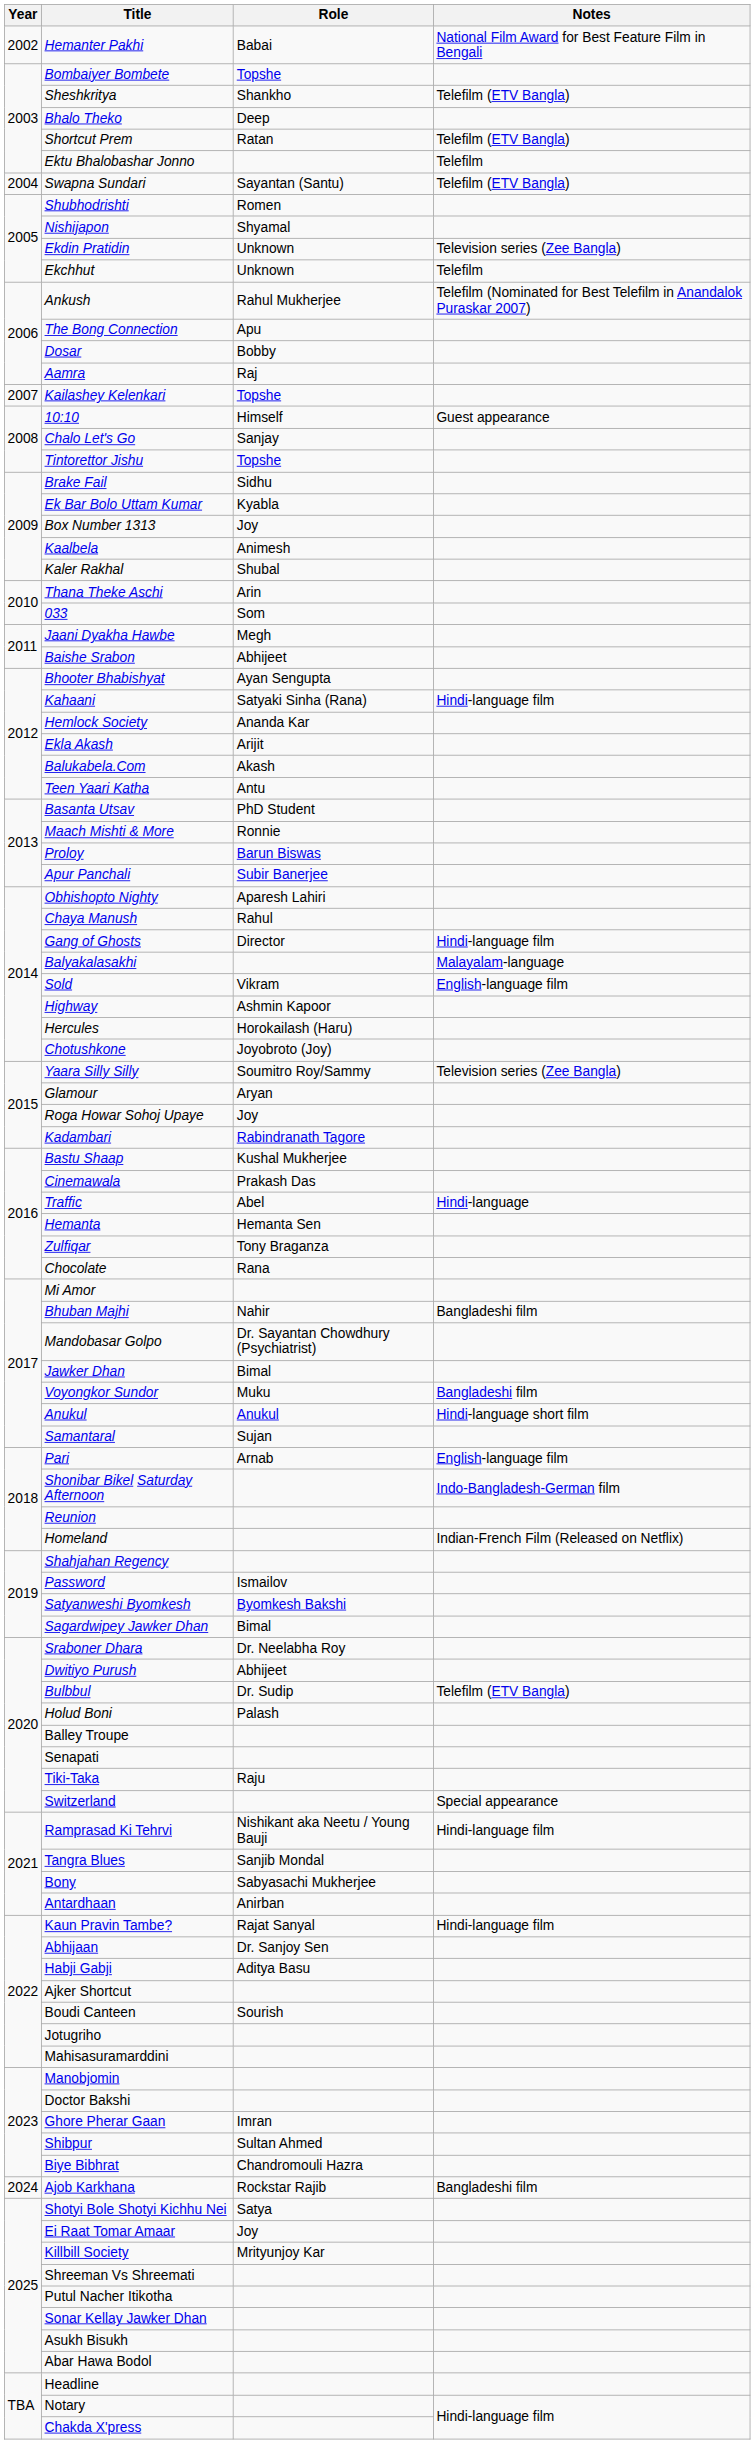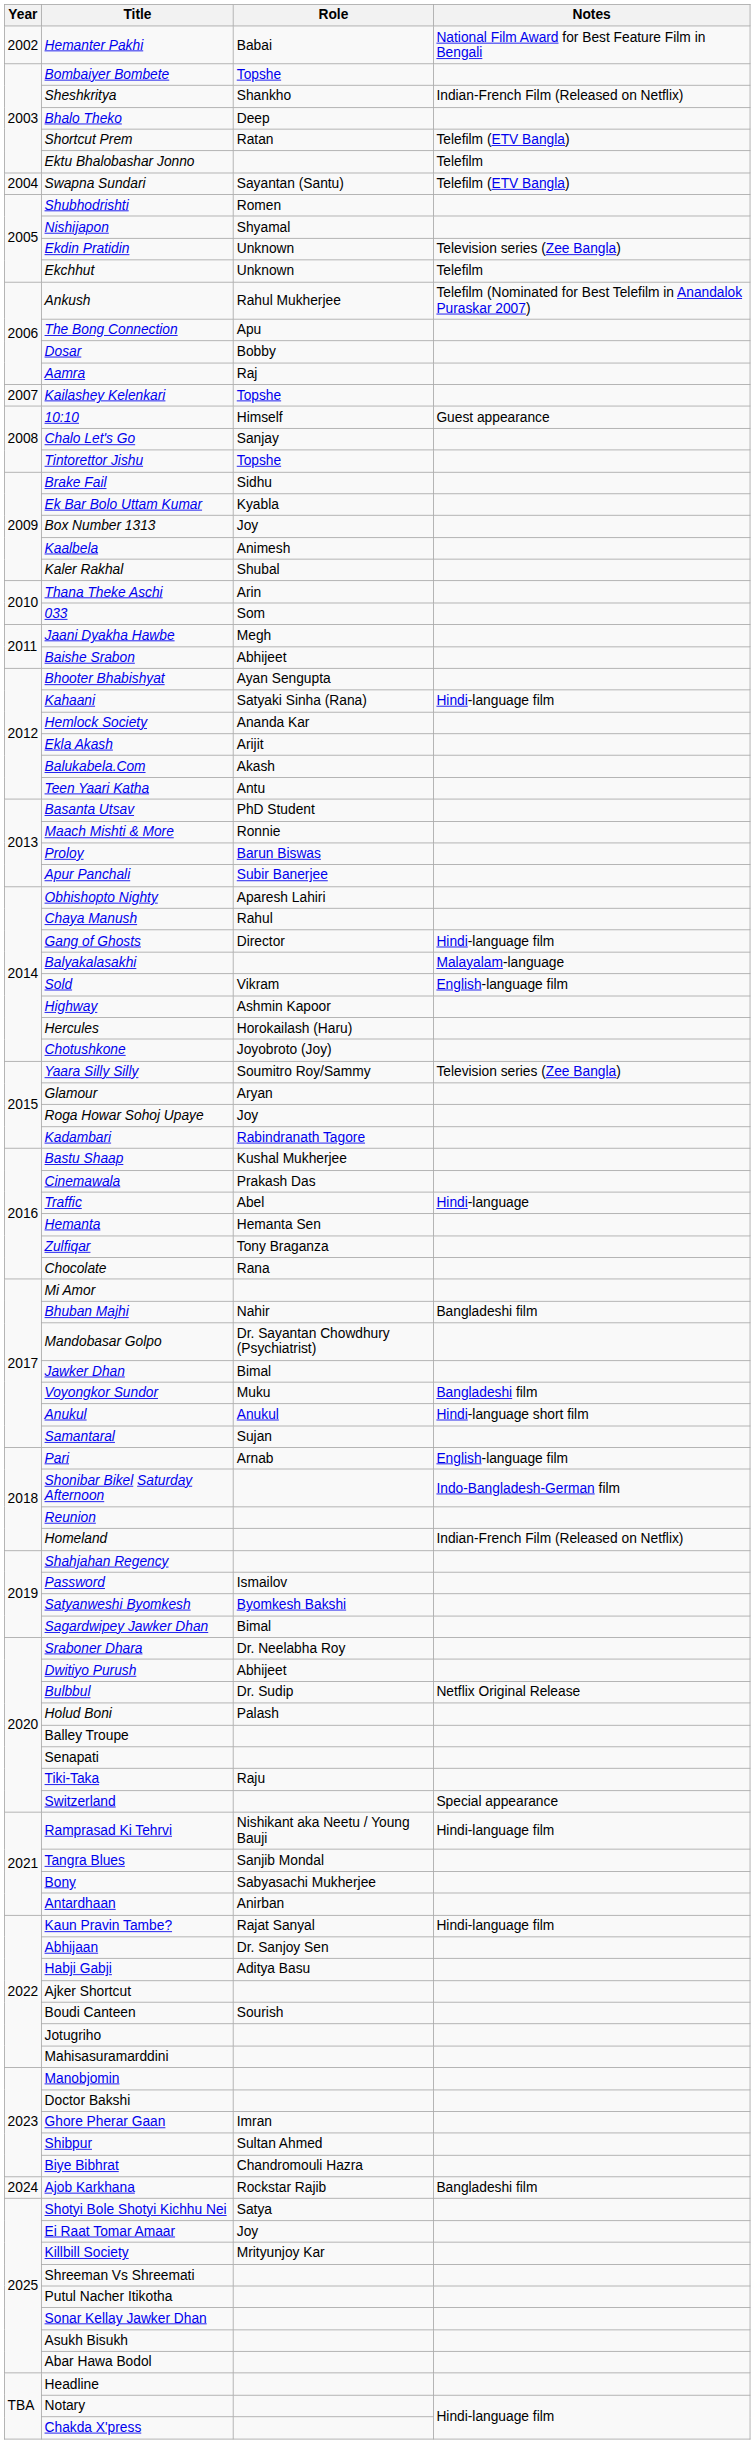(503, 96) Telefilm (ETV Bangla) -> (560, 96) Indian-French Film (Released on Netflix)
(503, 1692) Telefilm (ETV Bangla) -> (508, 1692) Netflix Original Release
